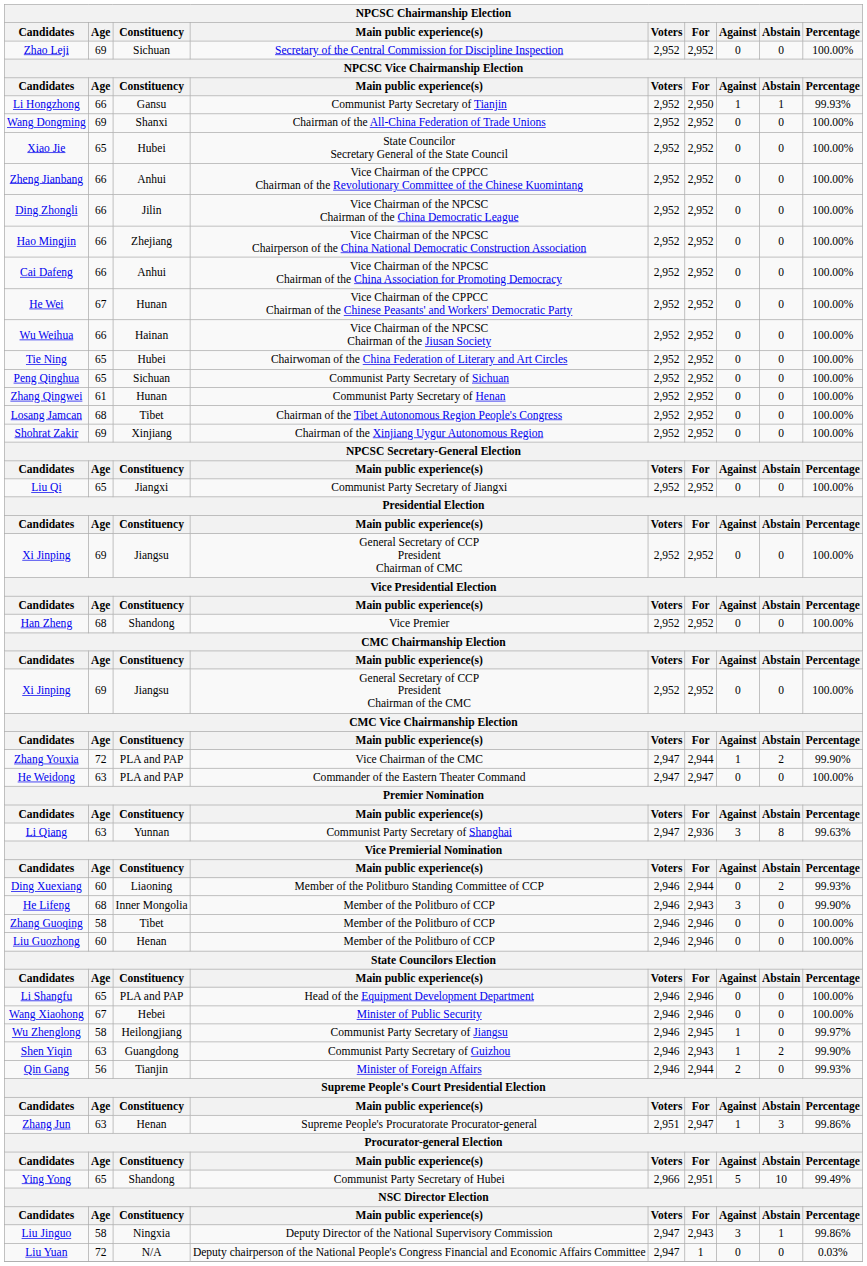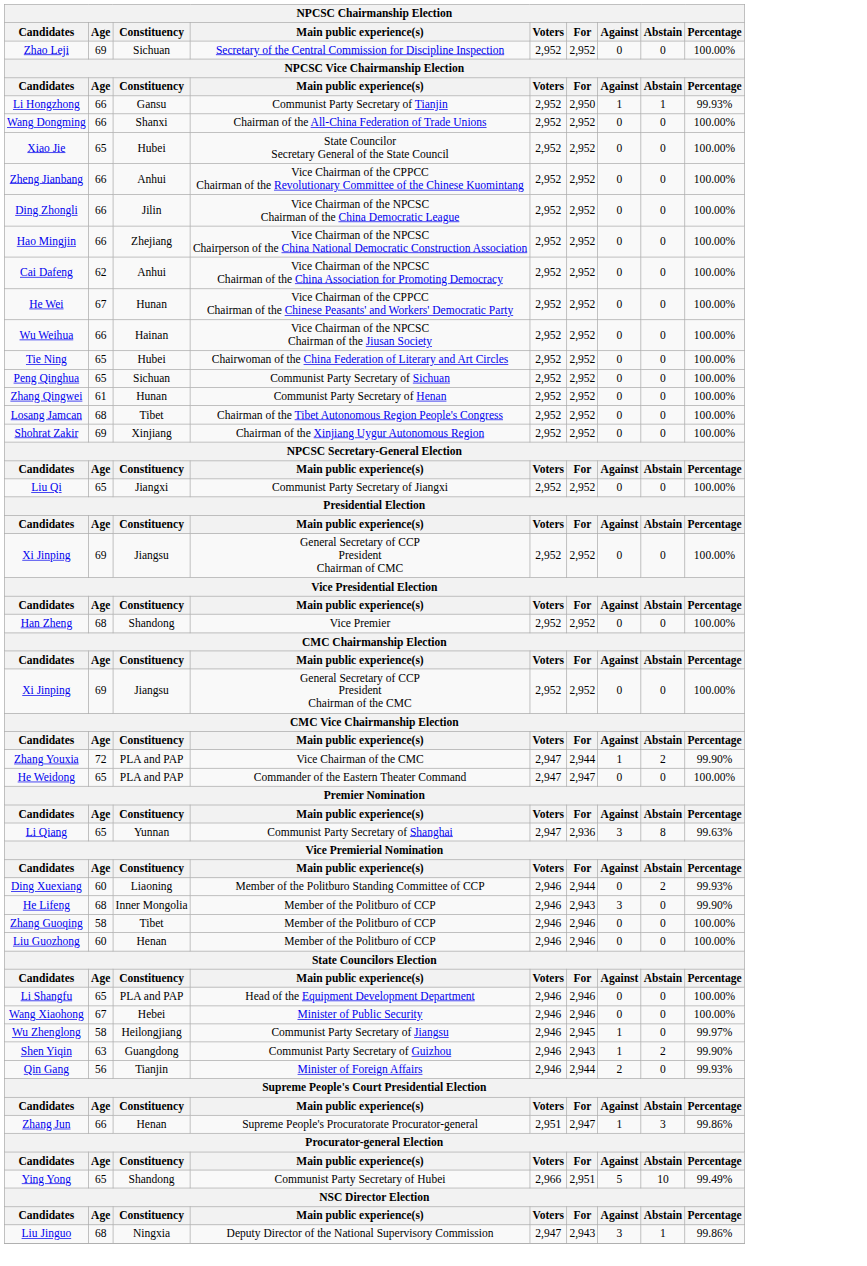(101, 123) 69 -> (101, 123) 66
(101, 272) 66 -> (101, 272) 62
(101, 777) 63 -> (101, 777) 65
(101, 832) 63 -> (101, 832) 65
(101, 1124) 63 -> (101, 1124) 66
(101, 1234) 58 -> (101, 1234) 68
- row: (46, 1252)
